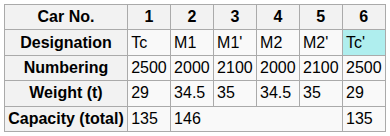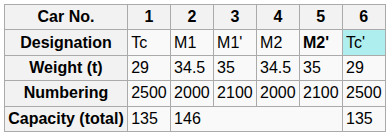(316, 42) normal -> (316, 42) bold
rows swapped: (66, 67) <-> (66, 93)
